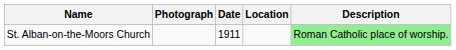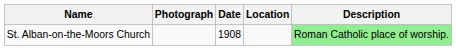(229, 35) 1911 -> (230, 35) 1908
